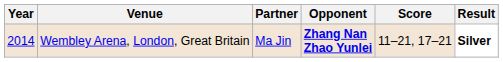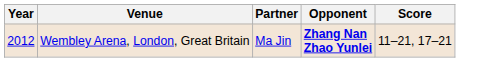- column: (476, 14)
(21, 41) 2014 -> (21, 41) 2012
